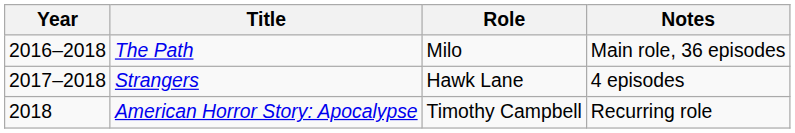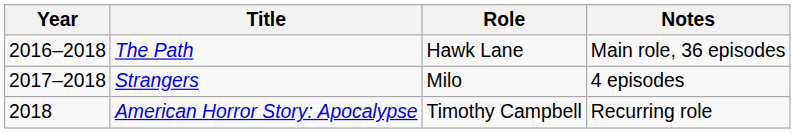(444, 50) Milo -> (475, 50) Hawk Lane
(475, 81) Hawk Lane -> (444, 81) Milo
